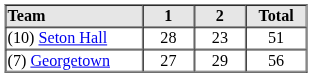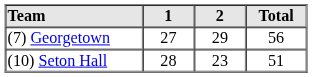rows swapped: (57, 38) <-> (59, 60)
